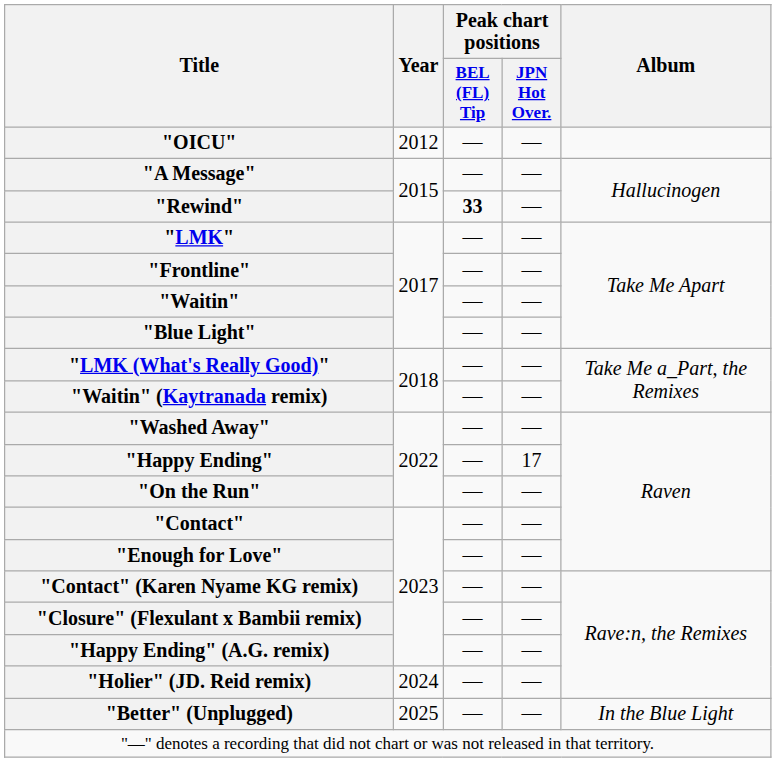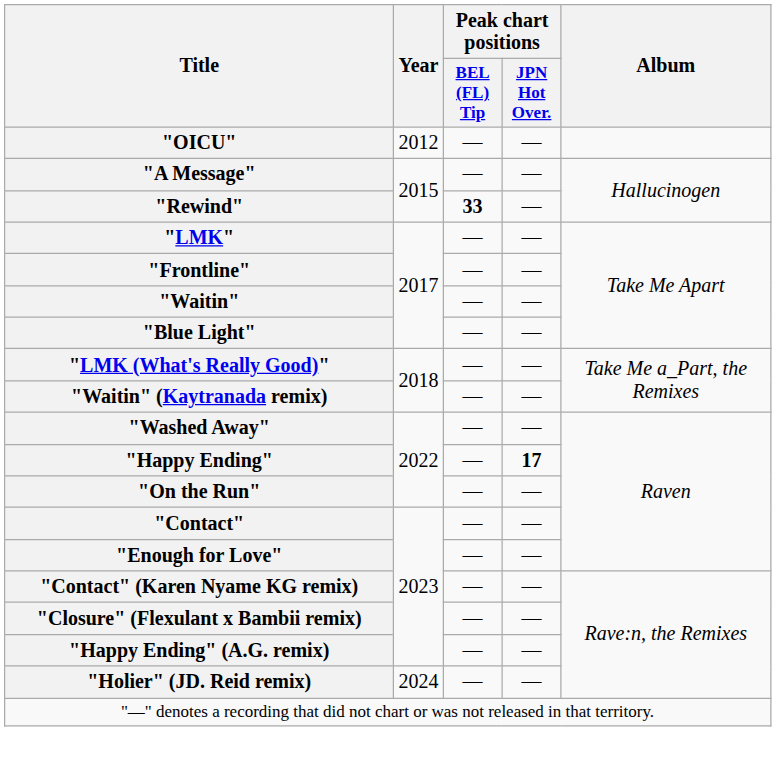(532, 459) normal -> (532, 459) bold
- row: (199, 713)
